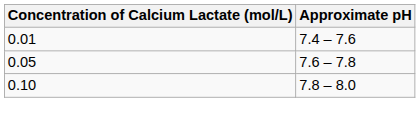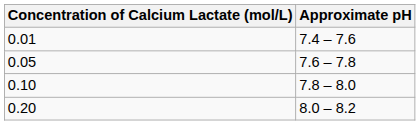+ row: (22, 108)
